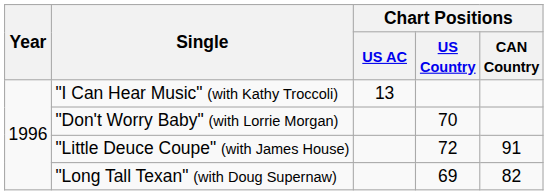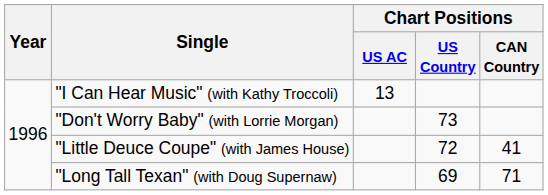(448, 120) 70 -> (448, 120) 73
(511, 148) 91 -> (511, 148) 41
(511, 176) 82 -> (511, 176) 71
